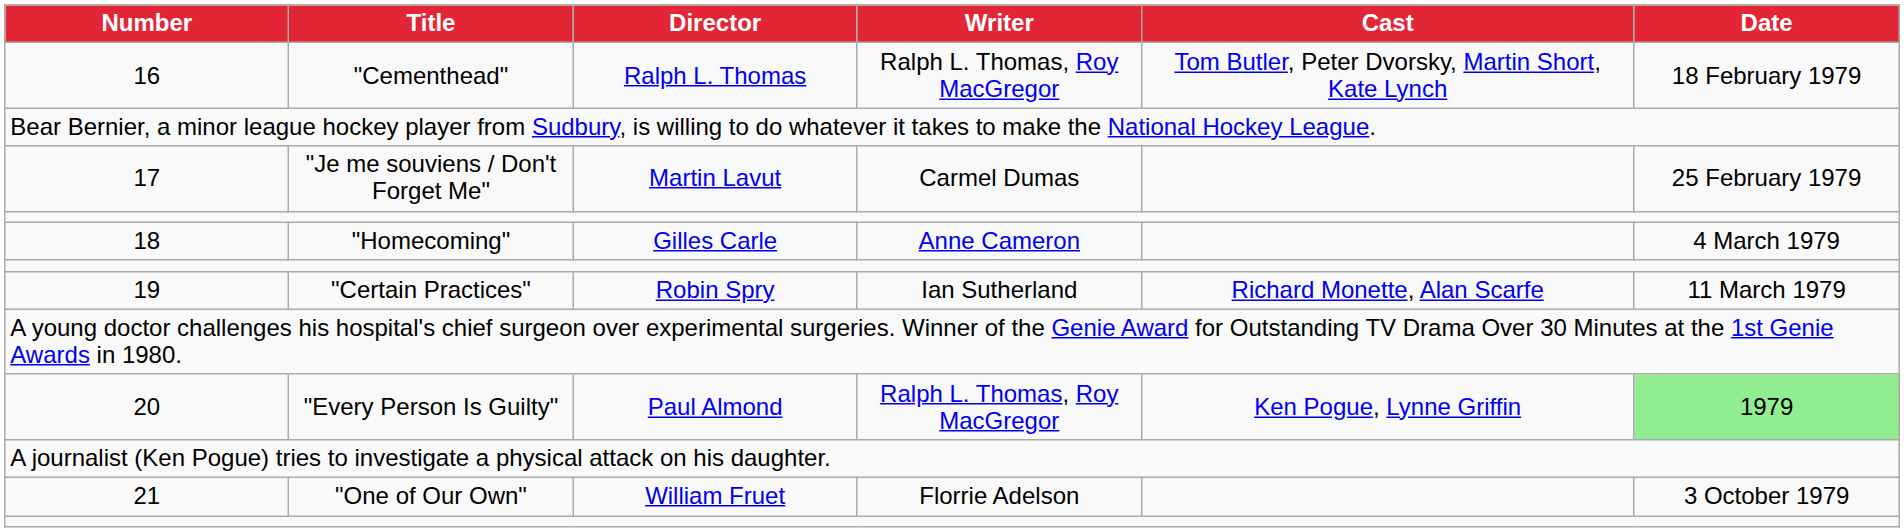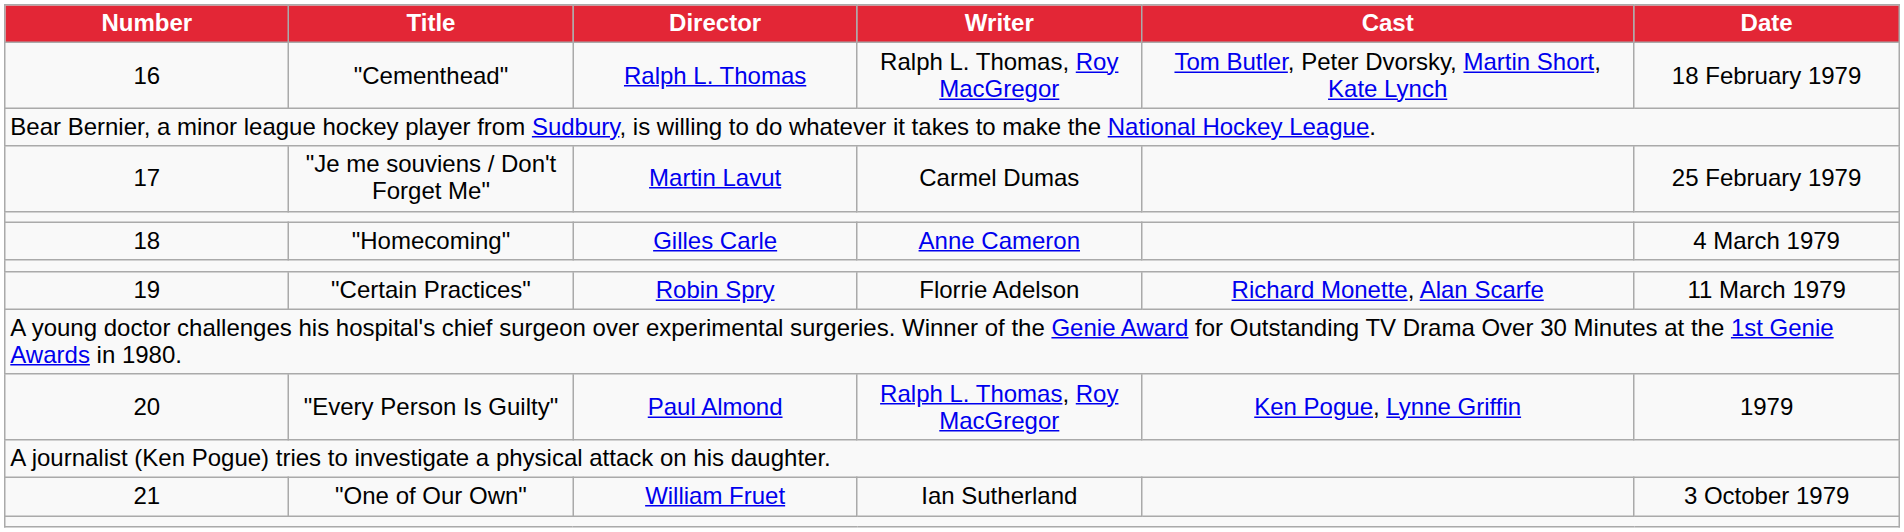(999, 289) Ian Sutherland -> (999, 289) Florrie Adelson
(1767, 406) lightgreen background -> (1767, 406) no background
(999, 496) Florrie Adelson -> (999, 496) Ian Sutherland
